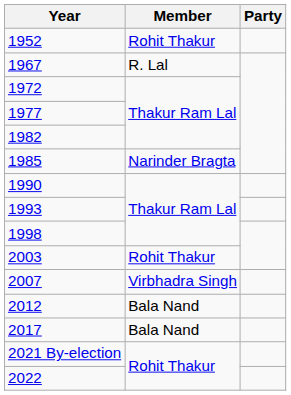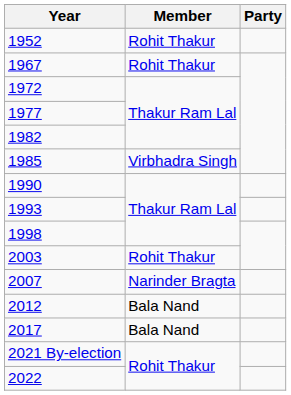(148, 64) R. Lal -> (172, 64) Rohit Thakur
(182, 161) Narinder Bragta -> (183, 161) Virbhadra Singh
(183, 281) Virbhadra Singh -> (182, 281) Narinder Bragta
